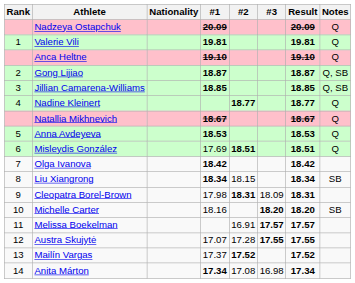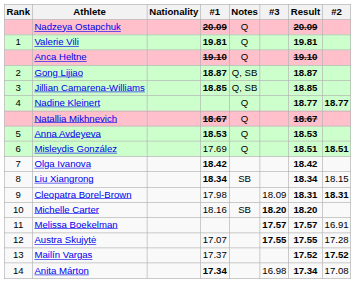columns swapped: (243, 12) <-> (335, 12)
